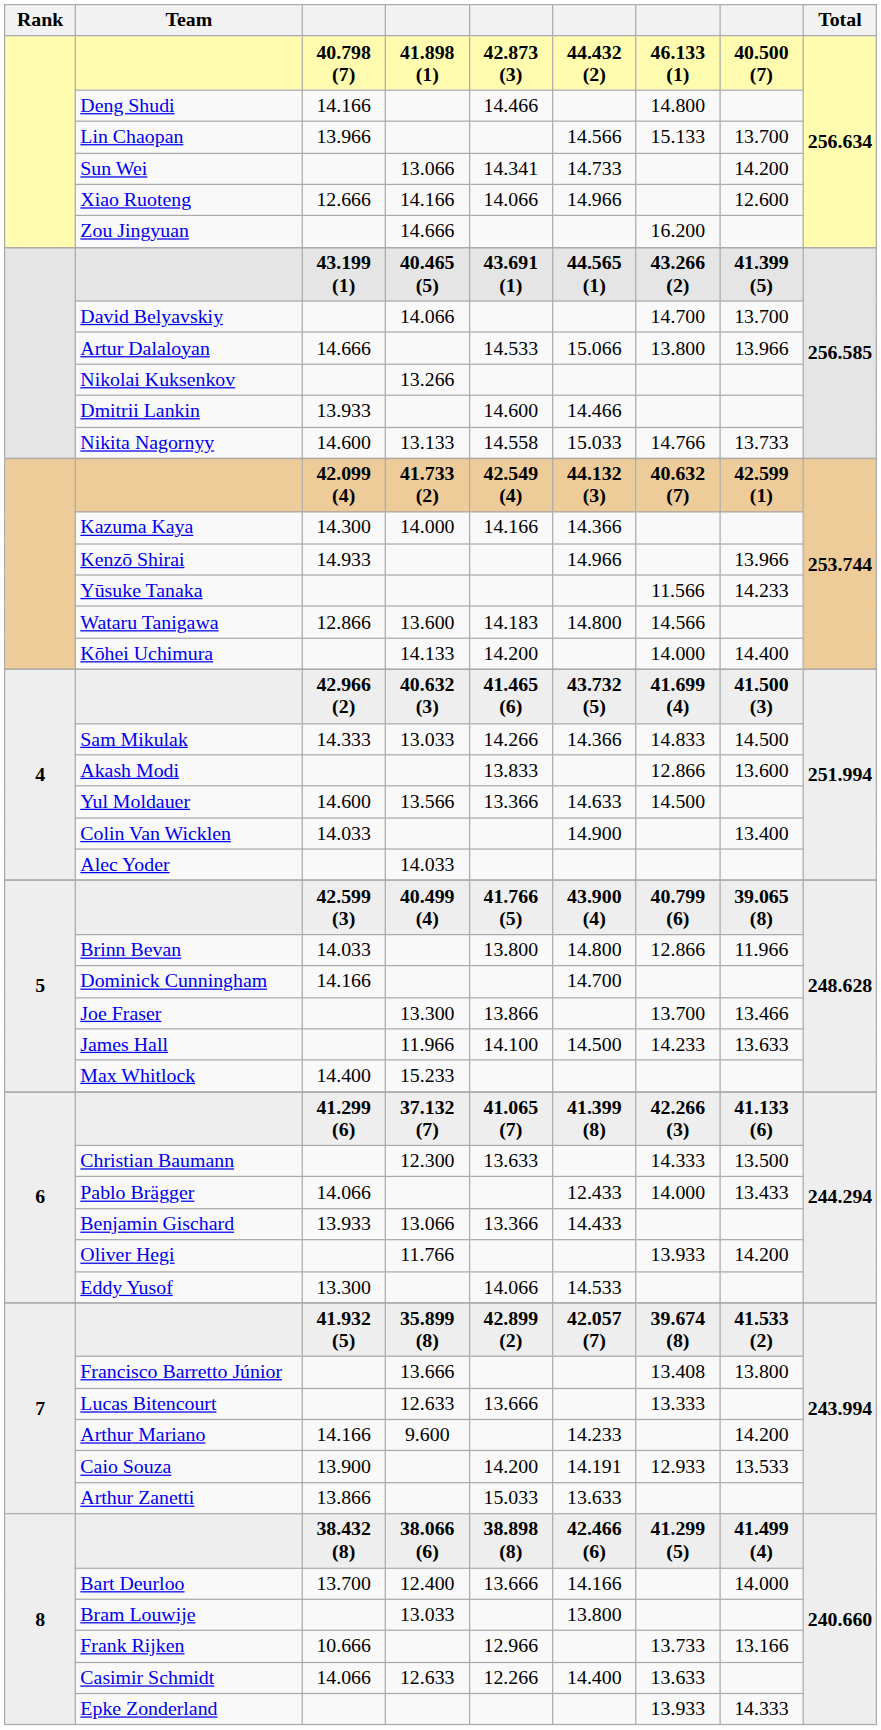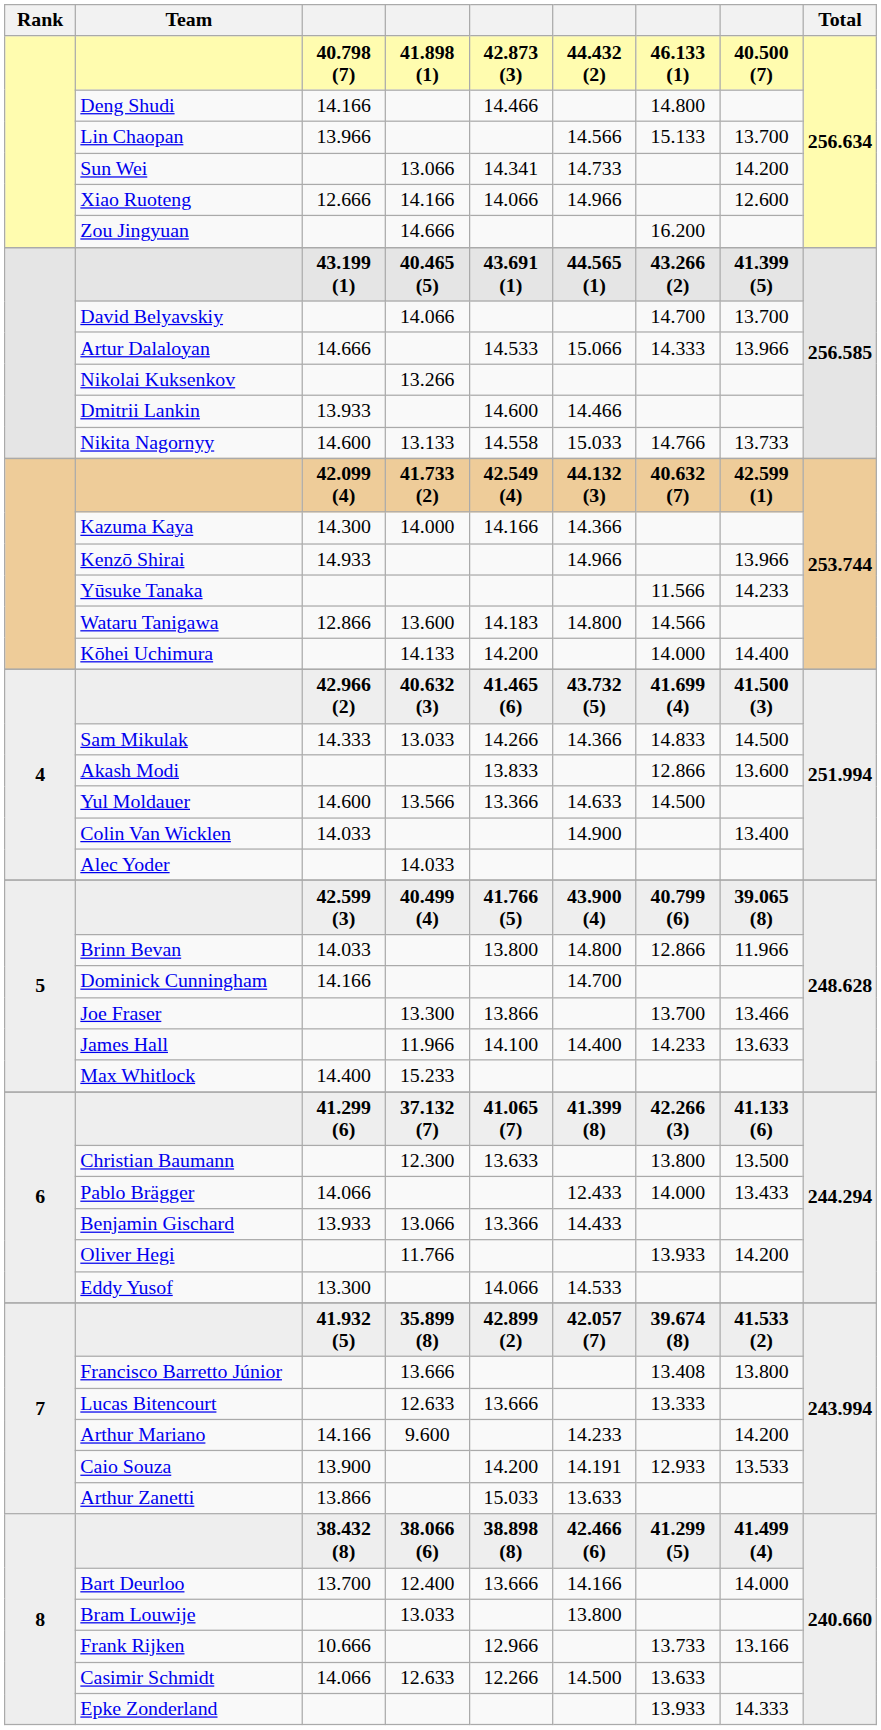(678, 348) 13.800 -> (678, 348) 14.333
(594, 1044) 14.500 -> (594, 1044) 14.400
(678, 1161) 14.333 -> (678, 1161) 13.800
(594, 1677) 14.400 -> (594, 1677) 14.500
